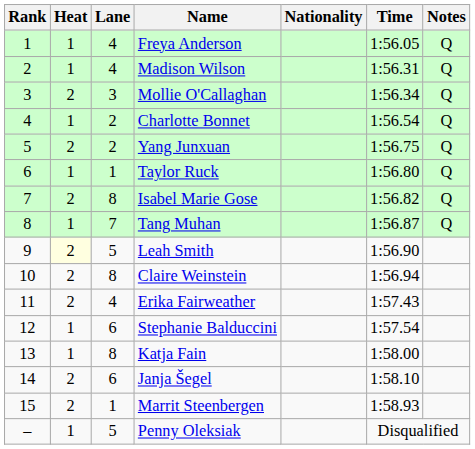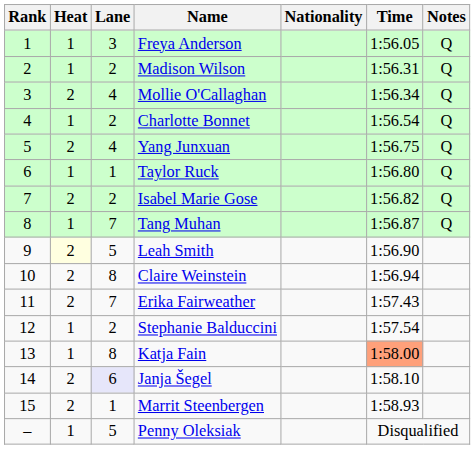(113, 43) 4 -> (113, 43) 3
(113, 69) 4 -> (113, 69) 2
(113, 95) 3 -> (113, 95) 4
(113, 146) 2 -> (113, 146) 4
(113, 198) 8 -> (113, 198) 2
(113, 302) 4 -> (113, 302) 7
(113, 328) 6 -> (113, 328) 2
(395, 353) no background -> (395, 353) lightsalmon background
(113, 379) no background -> (113, 379) lavender background
